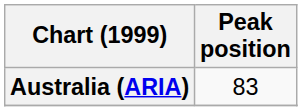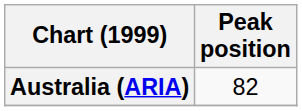(245, 86) 83 -> (245, 86) 82
